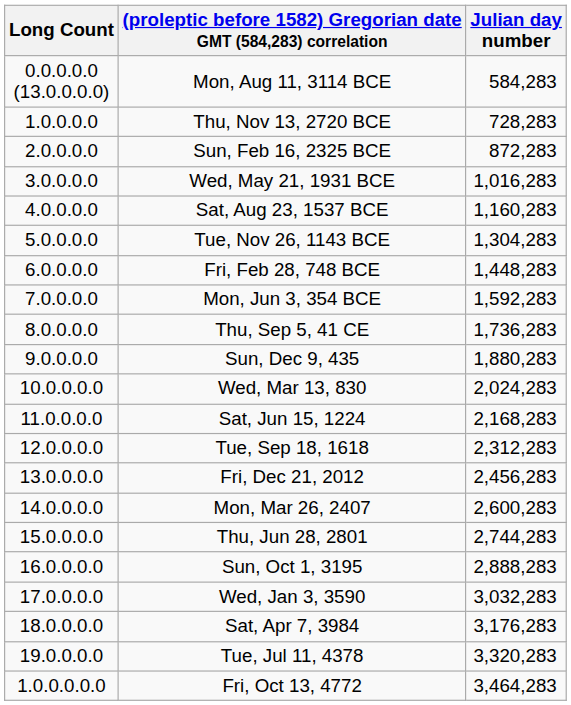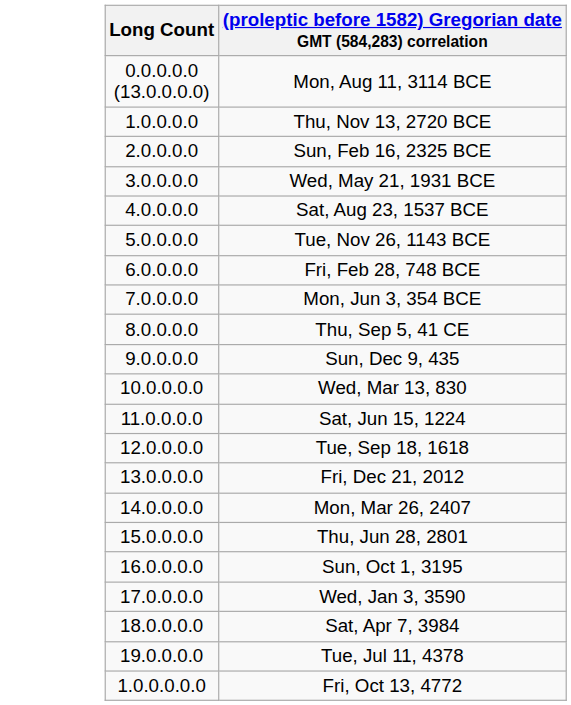- column: (516, 30)
